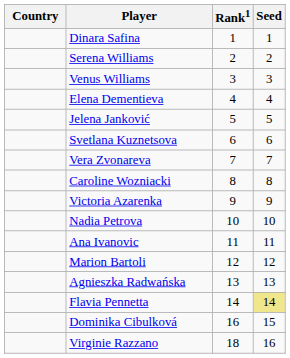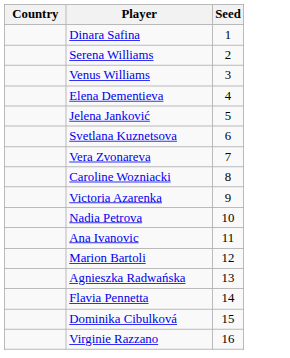- column: (233, 16)
(269, 302) khaki background -> (228, 298) no background
